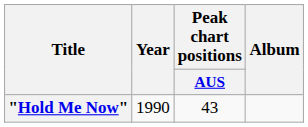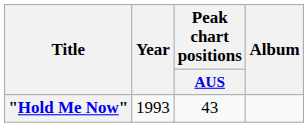(153, 108) 1990 -> (153, 108) 1993
